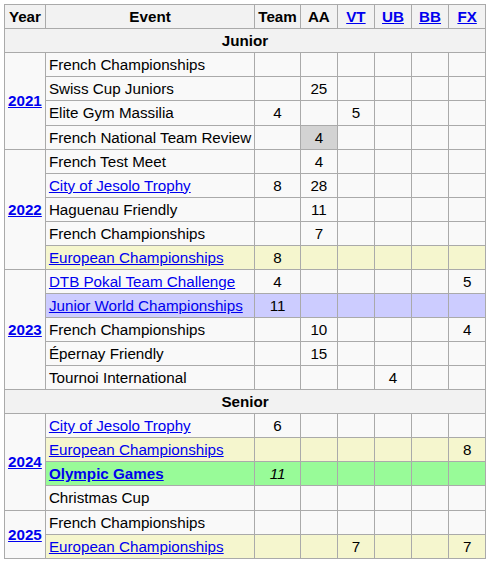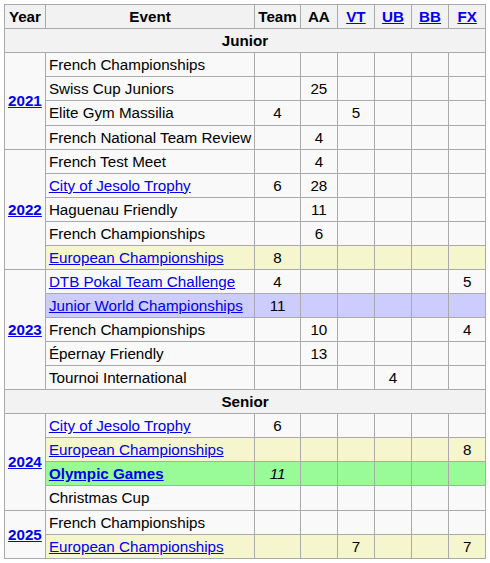(319, 137) lightgrey background -> (319, 137) no background
(278, 185) 8 -> (278, 185) 6
(319, 233) 7 -> (319, 233) 6
(319, 354) 15 -> (319, 354) 13
